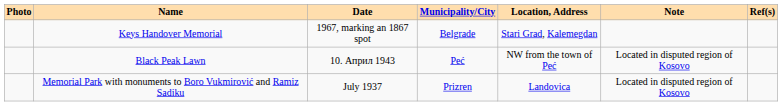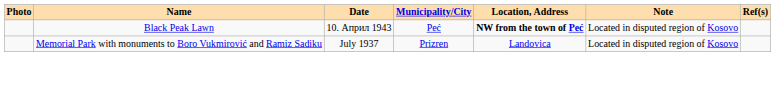- row: (171, 33)
(549, 60) normal -> (530, 28) bold
